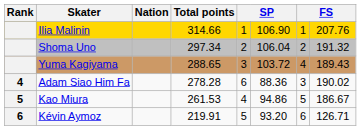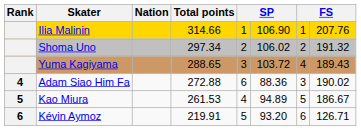(273, 47) 106.04 -> (273, 47) 106.02
(204, 82) 278.28 -> (204, 82) 272.88
(273, 99) 94.86 -> (273, 99) 94.89
